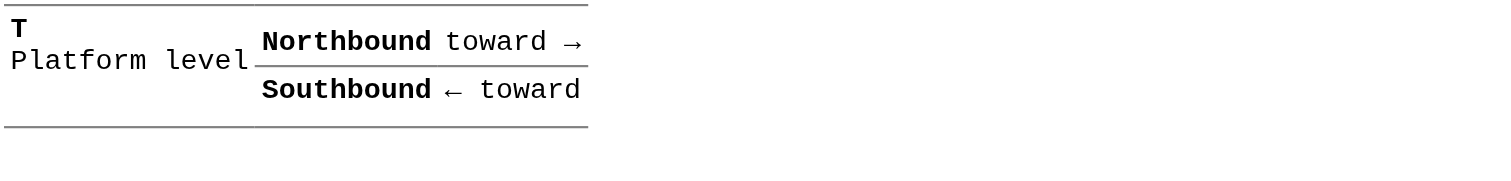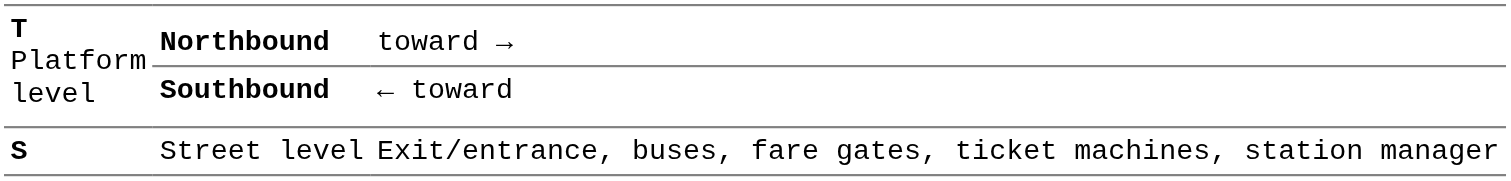+ row: (262, 151)
